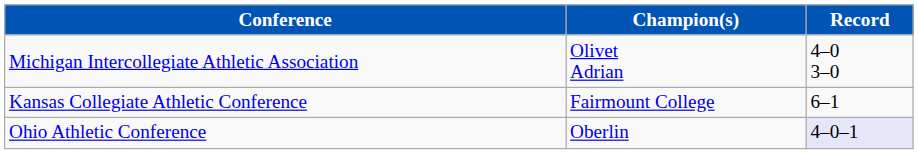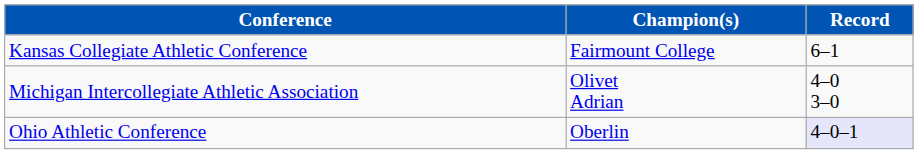rows swapped: (158, 102) <-> (184, 60)
